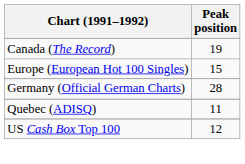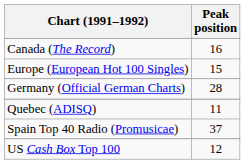(216, 48) 19 -> (216, 48) 16
+ row: (93, 128)
